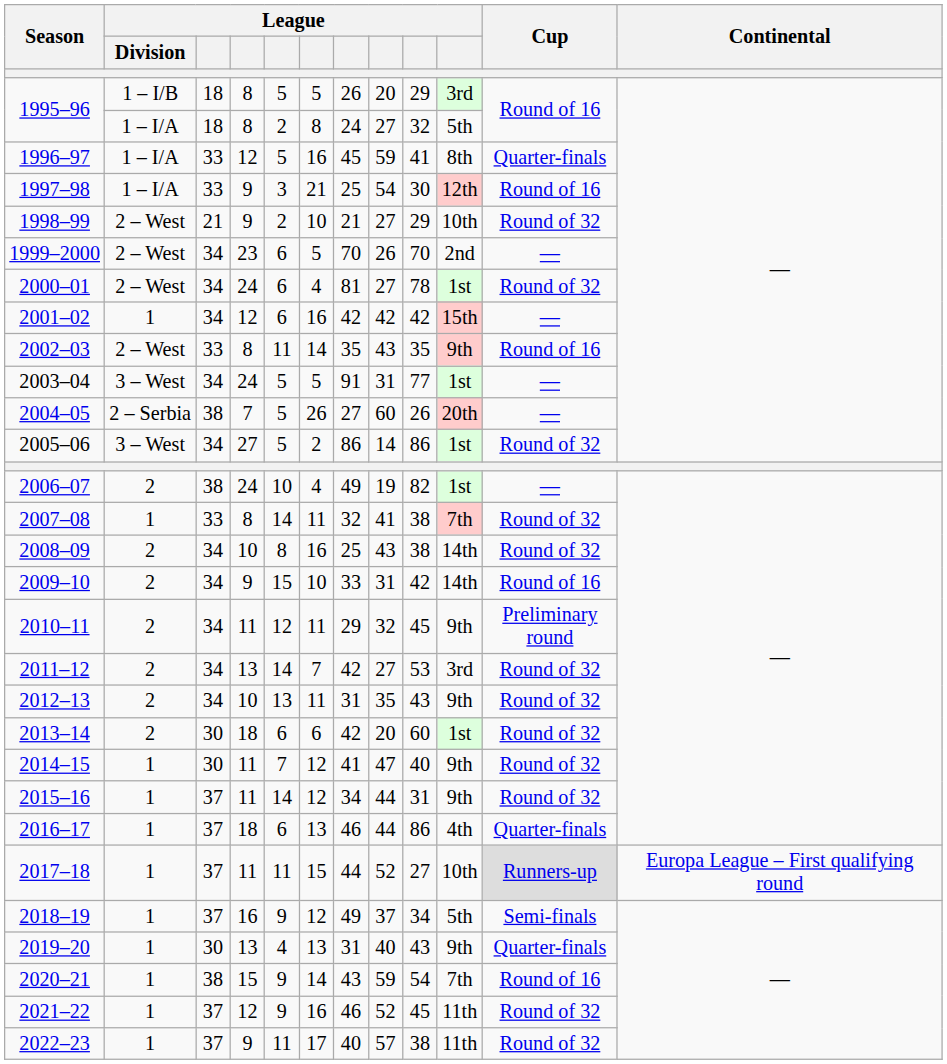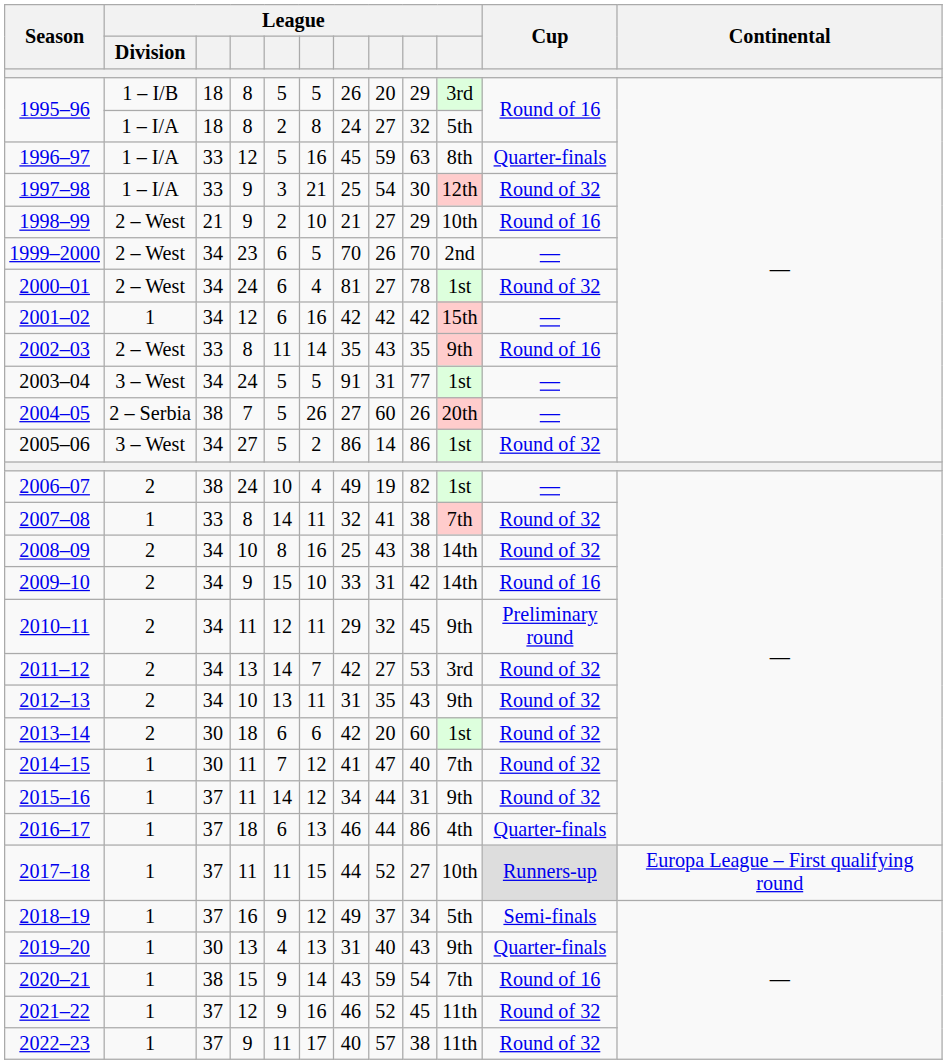(420, 157) 41 -> (420, 157) 63
(550, 189) Round of 16 -> (550, 189) Round of 32
(550, 221) Round of 32 -> (550, 221) Round of 16
(460, 765) 9th -> (460, 765) 7th
